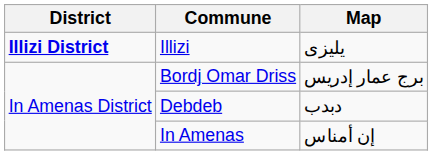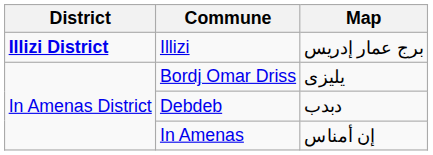(324, 47) ﻳﻠﻴﺰى -> (364, 47) برج عمار إدريس
(364, 77) برج عمار إدريس -> (324, 77) ﻳﻠﻴﺰى
